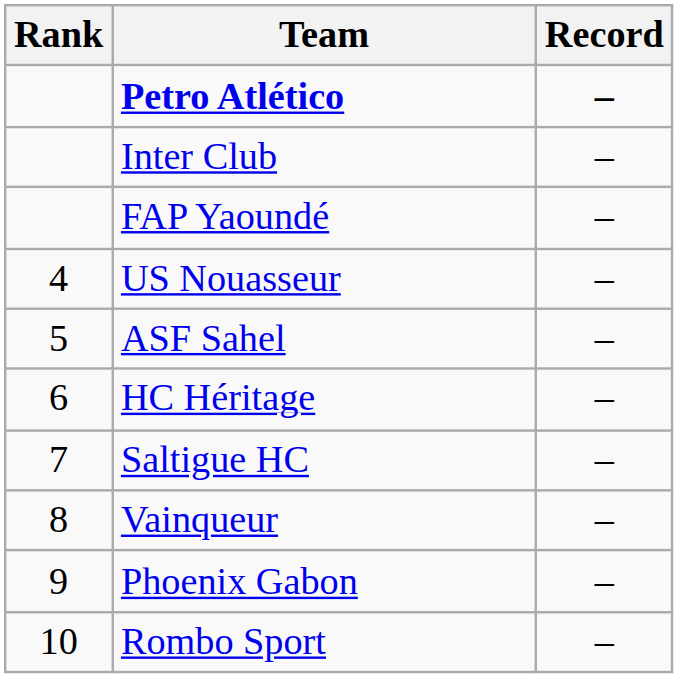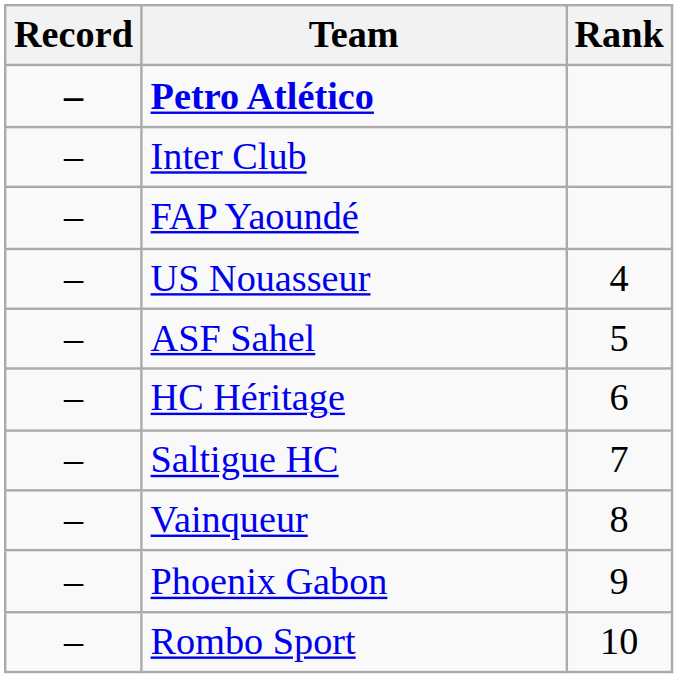columns swapped: (59, 34) <-> (604, 34)
